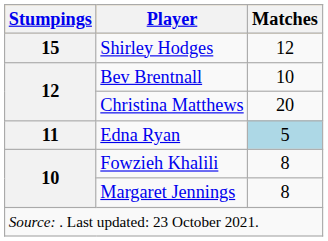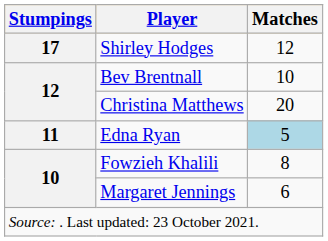(50, 47) 15 -> (50, 47) 17
(285, 192) 8 -> (285, 192) 6
